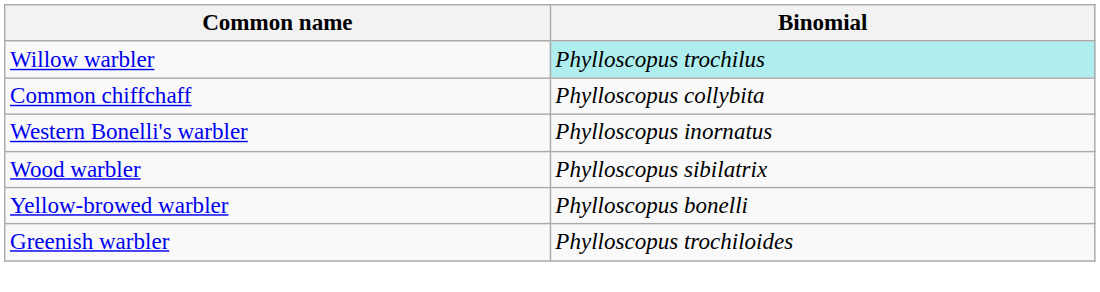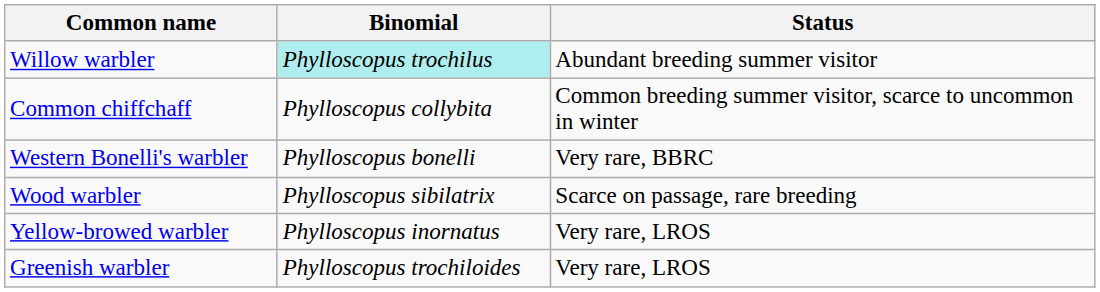+ column: (823, 22)
(664, 132) Phylloscopus inornatus -> (379, 158) Phylloscopus bonelli
(652, 205) Phylloscopus bonelli -> (391, 231) Phylloscopus inornatus
